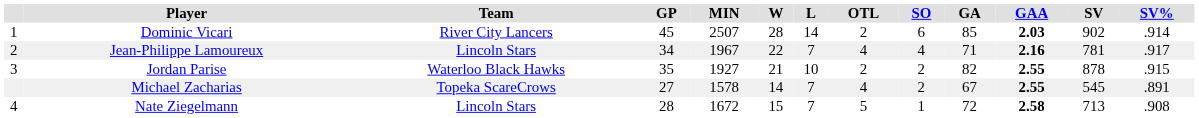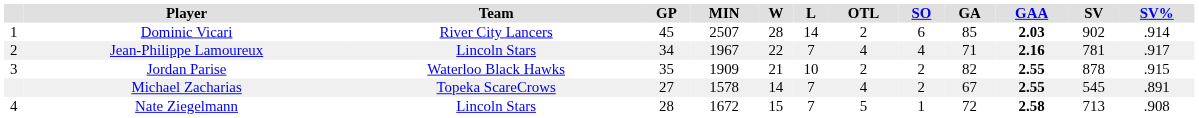(724, 69) 1927 -> (724, 69) 1909
